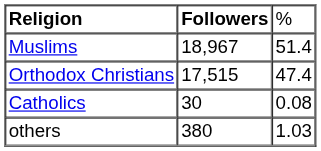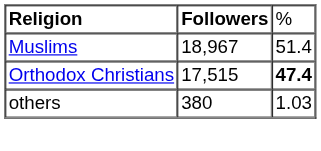(294, 75) normal -> (294, 75) bold
- row: (47, 103)
